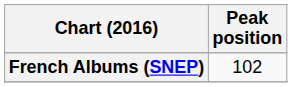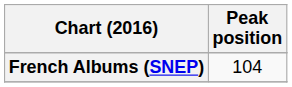(247, 67) 102 -> (247, 67) 104
